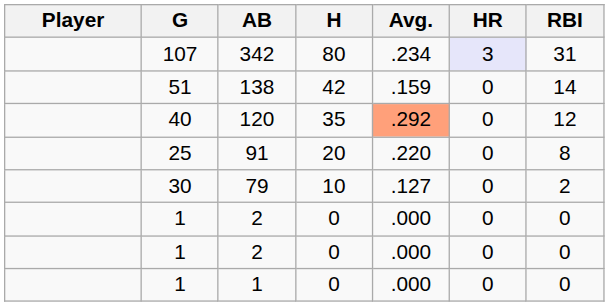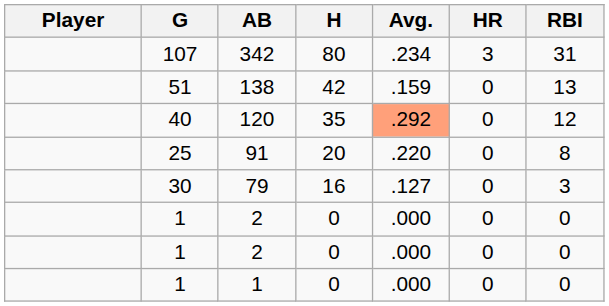(488, 53) lavender background -> (488, 53) no background
(565, 86) 14 -> (565, 86) 13
(334, 185) 10 -> (334, 185) 16
(565, 185) 2 -> (565, 185) 3
